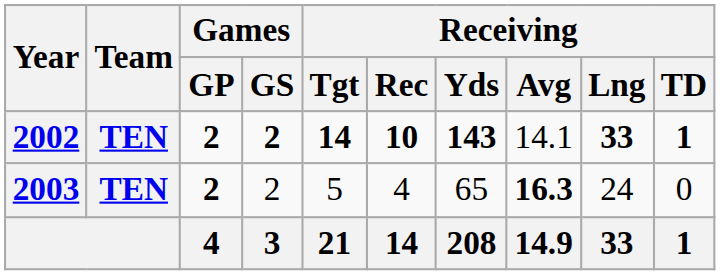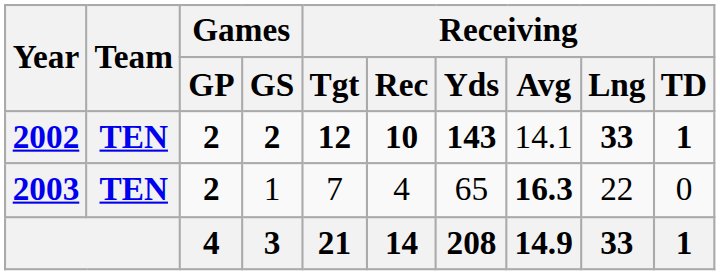(334, 136) 14 -> (334, 136) 12
(272, 189) 2 -> (272, 189) 1
(334, 189) 5 -> (334, 189) 7
(617, 189) 24 -> (617, 189) 22
